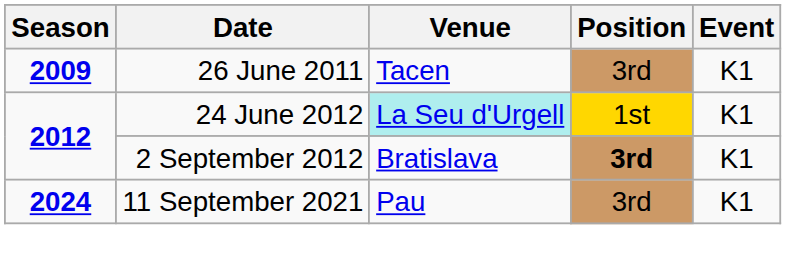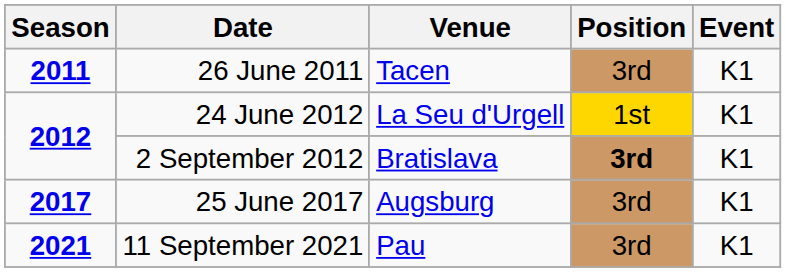(60, 71) 2009 -> (60, 71) 2011
(470, 115) paleturquoise background -> (470, 115) no background
+ row: (280, 202)
(60, 202) 2024 -> (60, 246) 2021
